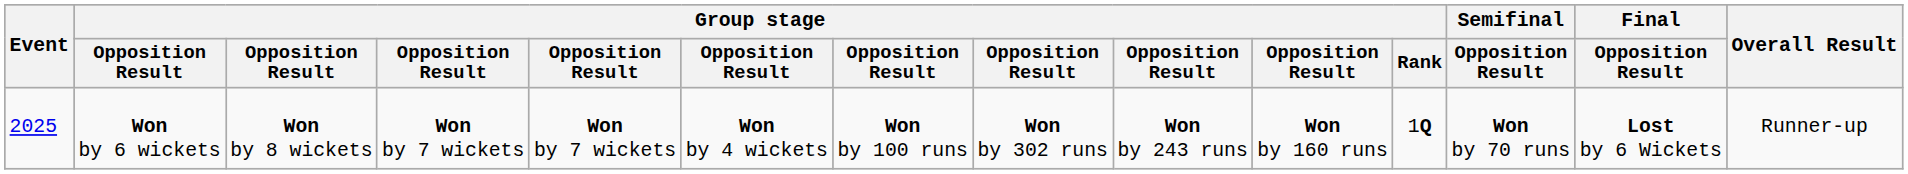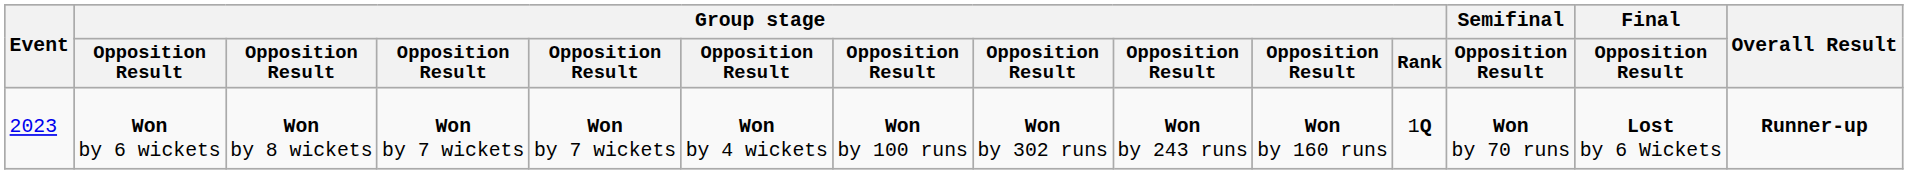(33, 128) 2025 -> (33, 128) 2023
(1814, 128) normal -> (1814, 128) bold
